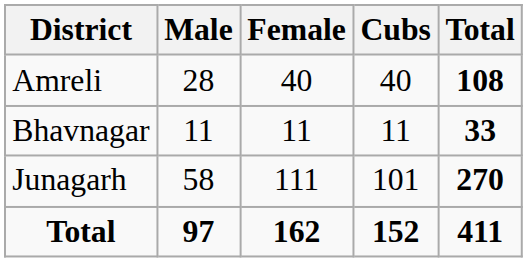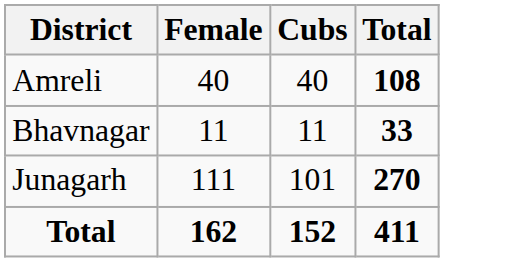- column: (198, 29)
